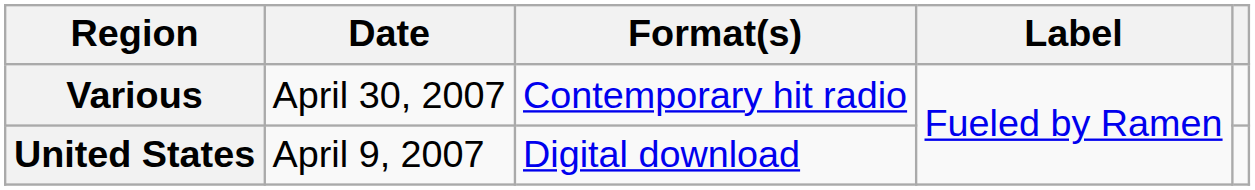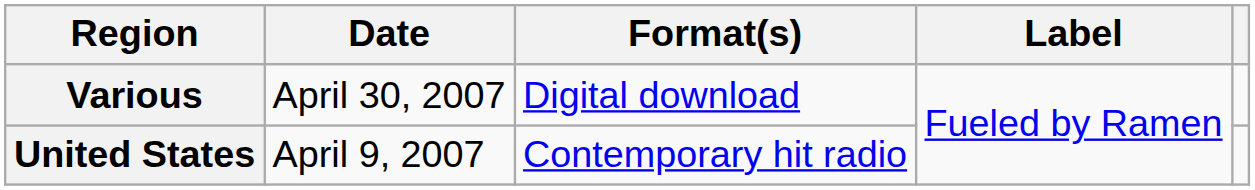(715, 94) Contemporary hit radio -> (662, 94) Digital download
(662, 154) Digital download -> (715, 154) Contemporary hit radio
